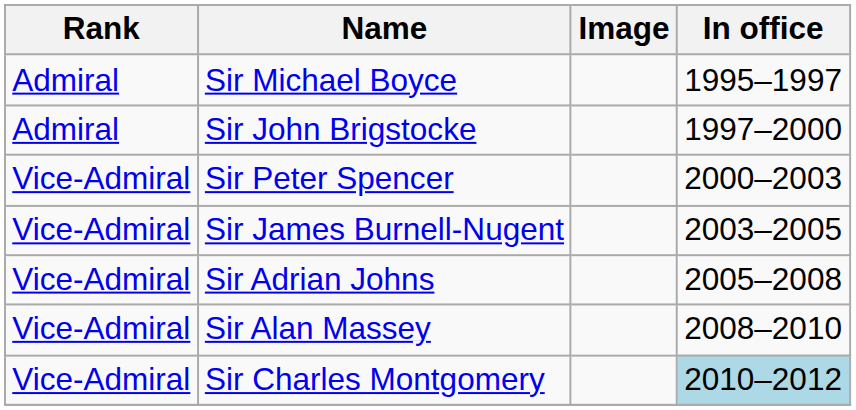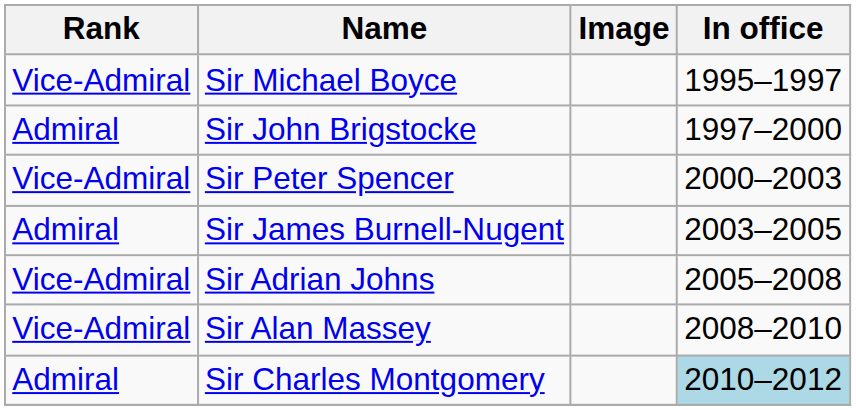(66, 79) Admiral -> (101, 79) Vice-Admiral
(101, 229) Vice-Admiral -> (66, 229) Admiral
(101, 379) Vice-Admiral -> (66, 379) Admiral
